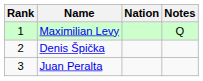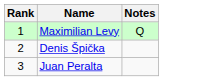- column: (142, 13)
